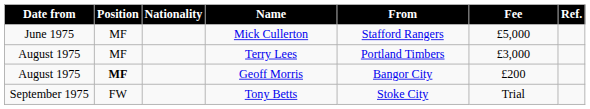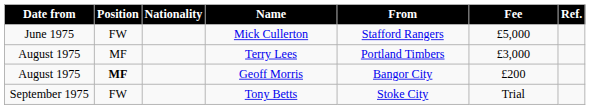(118, 34) MF -> (118, 34) FW
